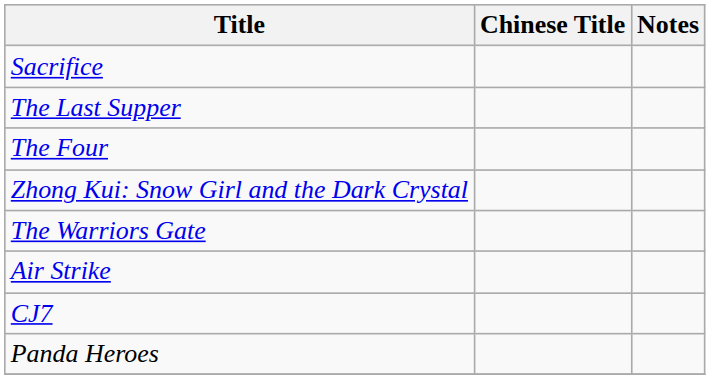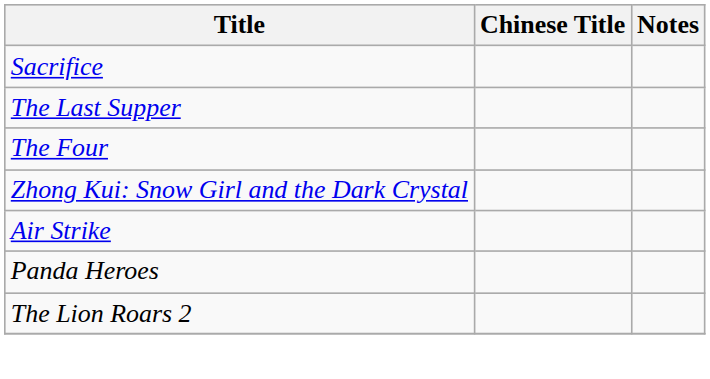- row: (108, 230)
- row: (32, 312)
+ row: (101, 312)
